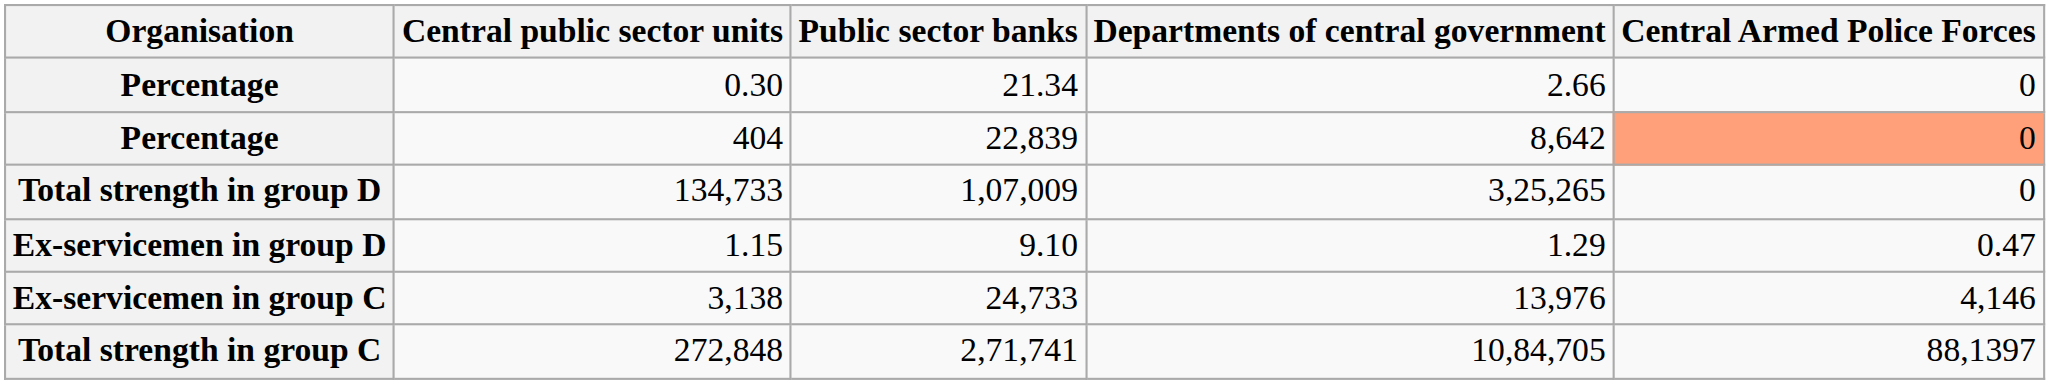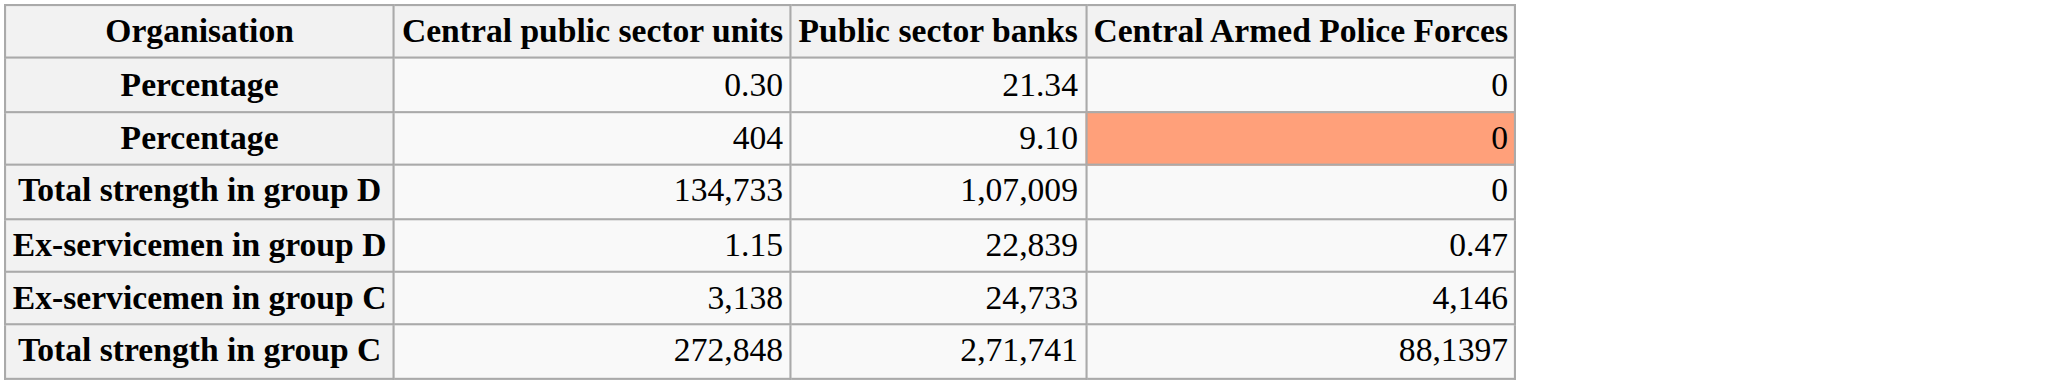- column: (1350, 31)
(1032, 137) 22,839 -> (1049, 137) 9.10
(1049, 244) 9.10 -> (1032, 244) 22,839
